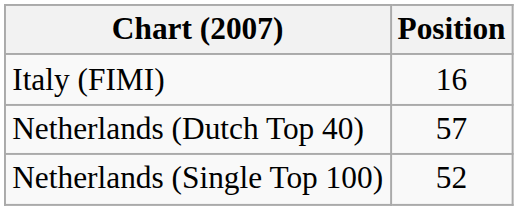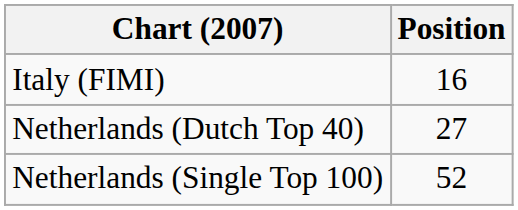(452, 128) 57 -> (452, 128) 27
